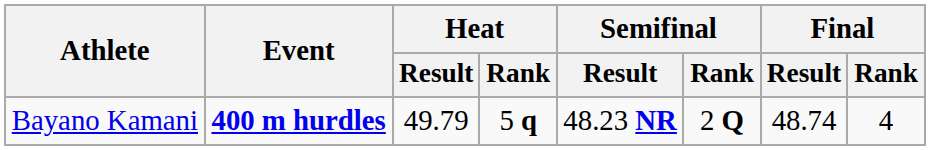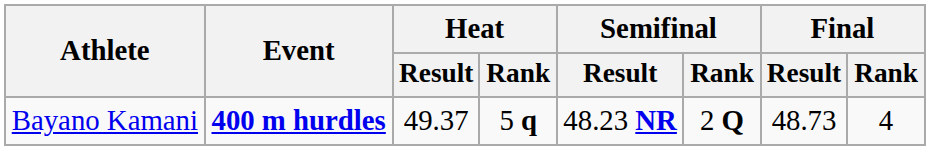(436, 121) 49.79 -> (436, 121) 49.37
(804, 121) 48.74 -> (804, 121) 48.73
